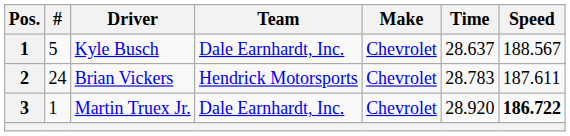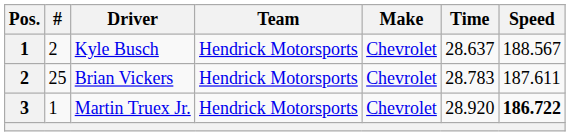(53, 49) 5 -> (53, 49) 2
(272, 49) Dale Earnhardt, Inc. -> (278, 49) Hendrick Motorsports
(57, 78) 24 -> (57, 78) 25
(272, 108) Dale Earnhardt, Inc. -> (278, 108) Hendrick Motorsports
